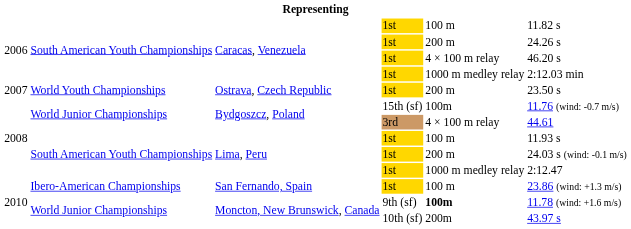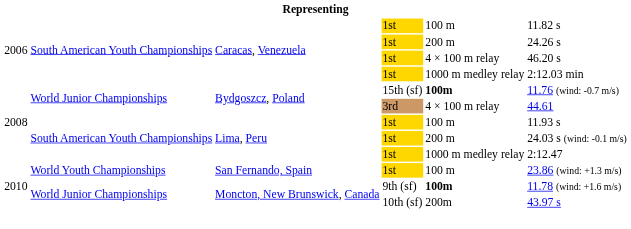- row: (273, 90)
(439, 106) normal -> (439, 90) bold
(106, 186) Ibero-American Championships -> (98, 170) World Youth Championships
